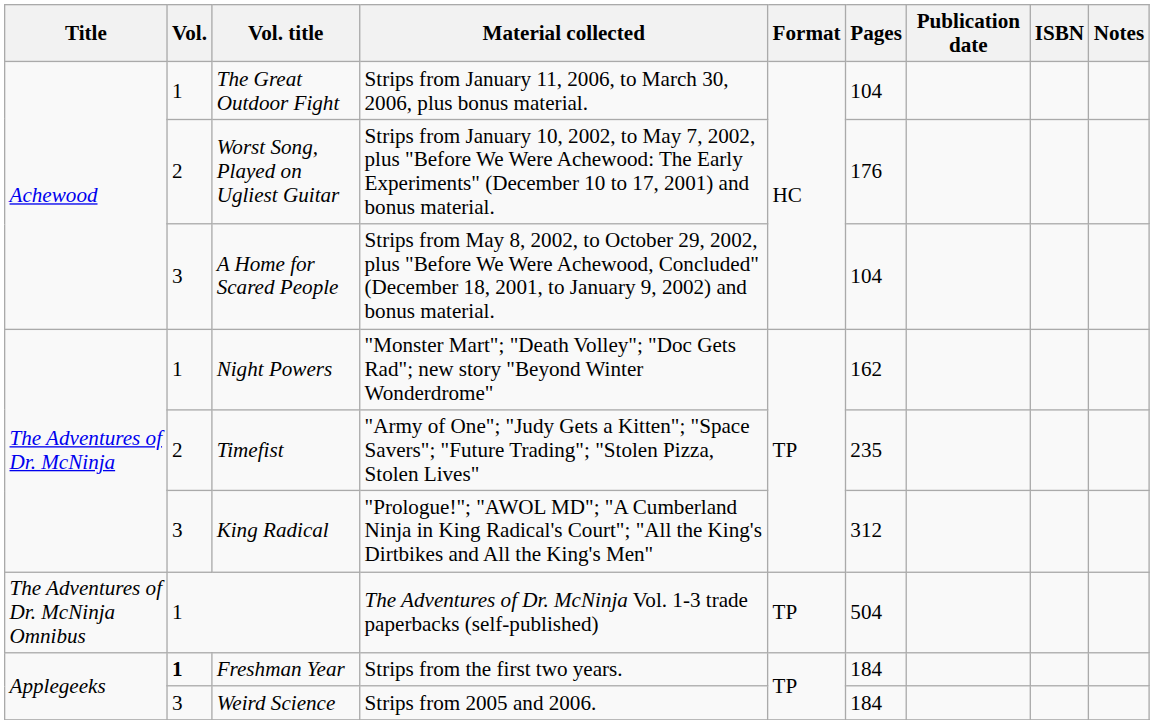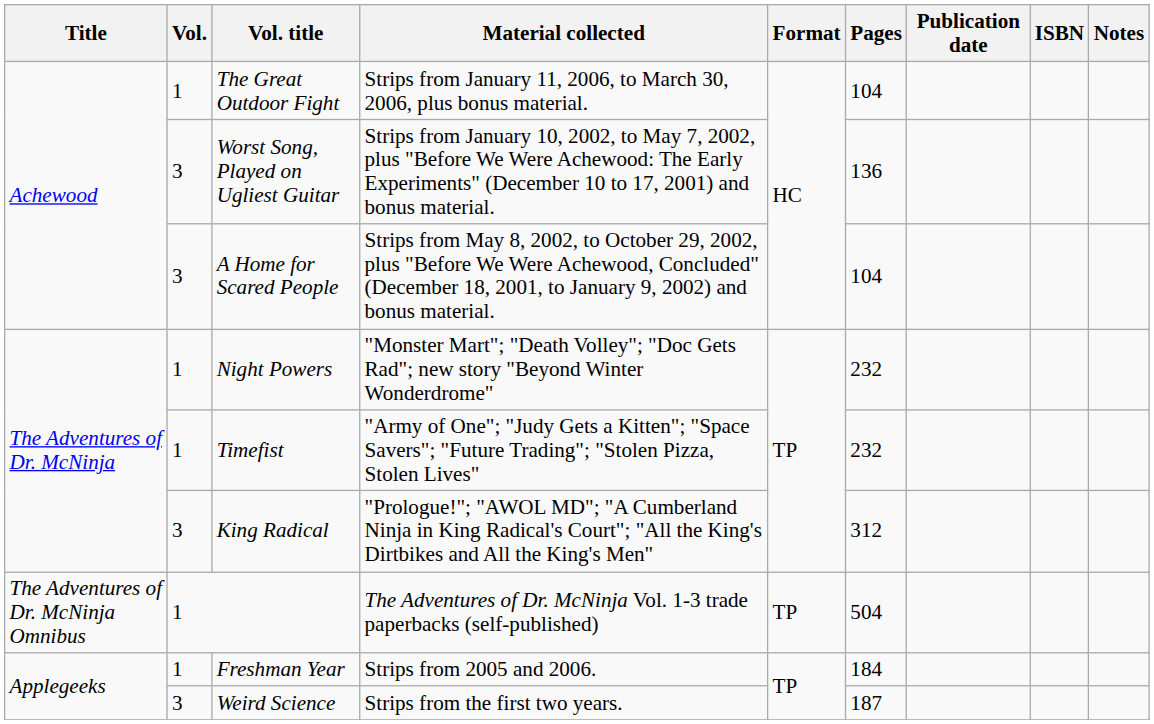(177, 171) 2 -> (177, 171) 3
(866, 171) 176 -> (866, 171) 136
(866, 369) 162 -> (866, 369) 232
(177, 450) 2 -> (177, 450) 1
(866, 450) 235 -> (866, 450) 232
(177, 669) bold -> (177, 669) normal
(494, 669) Strips from the first two years. -> (480, 669) Strips from 2005 and 2006.
(480, 702) Strips from 2005 and 2006. -> (494, 702) Strips from the first two years.
(866, 702) 184 -> (866, 702) 187
